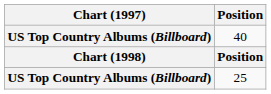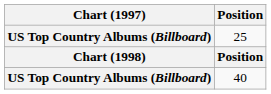rows swapped: (240, 36) <-> (240, 78)
